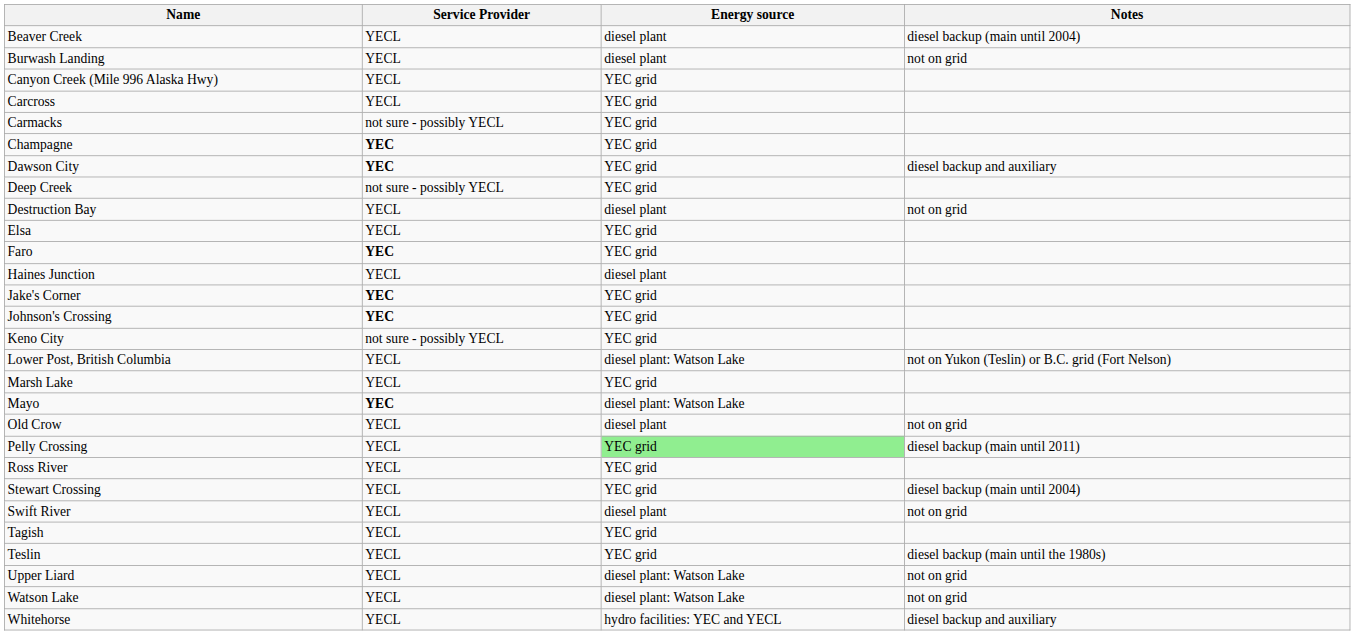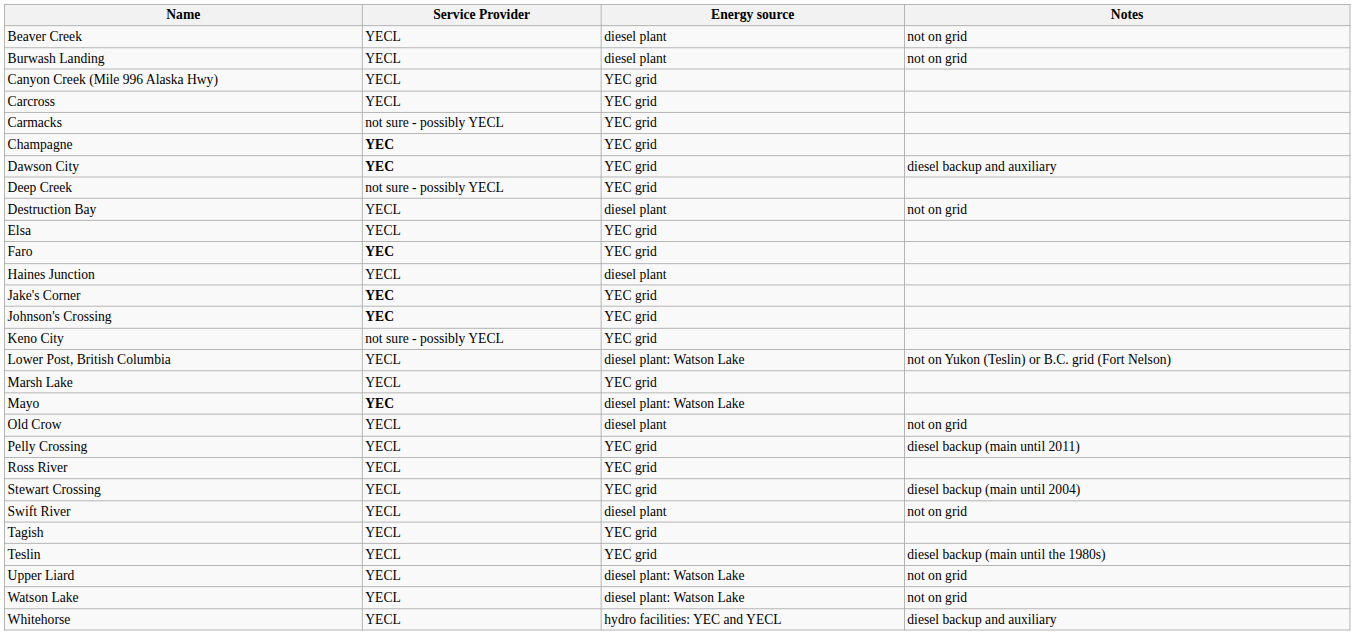(994, 36) diesel backup (main until 2004) -> (937, 36) not on grid
(631, 446) lightgreen background -> (631, 446) no background
